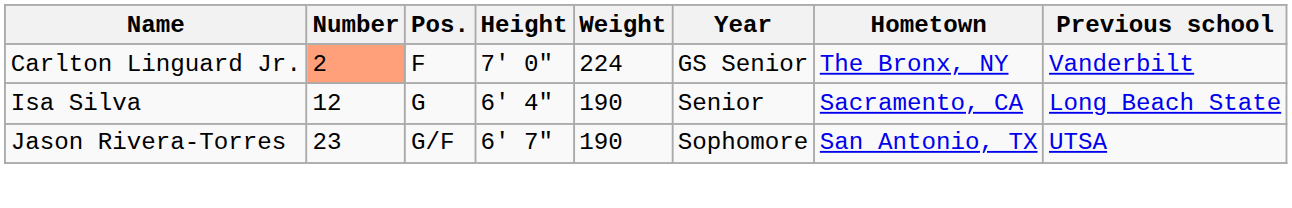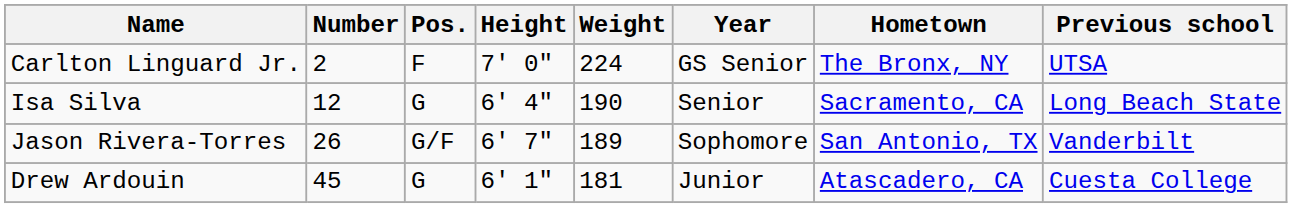(320, 64) lightsalmon background -> (320, 64) no background
(1122, 64) Vanderbilt -> (1078, 64) UTSA
(327, 143) 23 -> (327, 143) 26
(601, 143) 190 -> (601, 143) 189
(1078, 143) UTSA -> (1122, 143) Vanderbilt
+ row: (98, 182)
